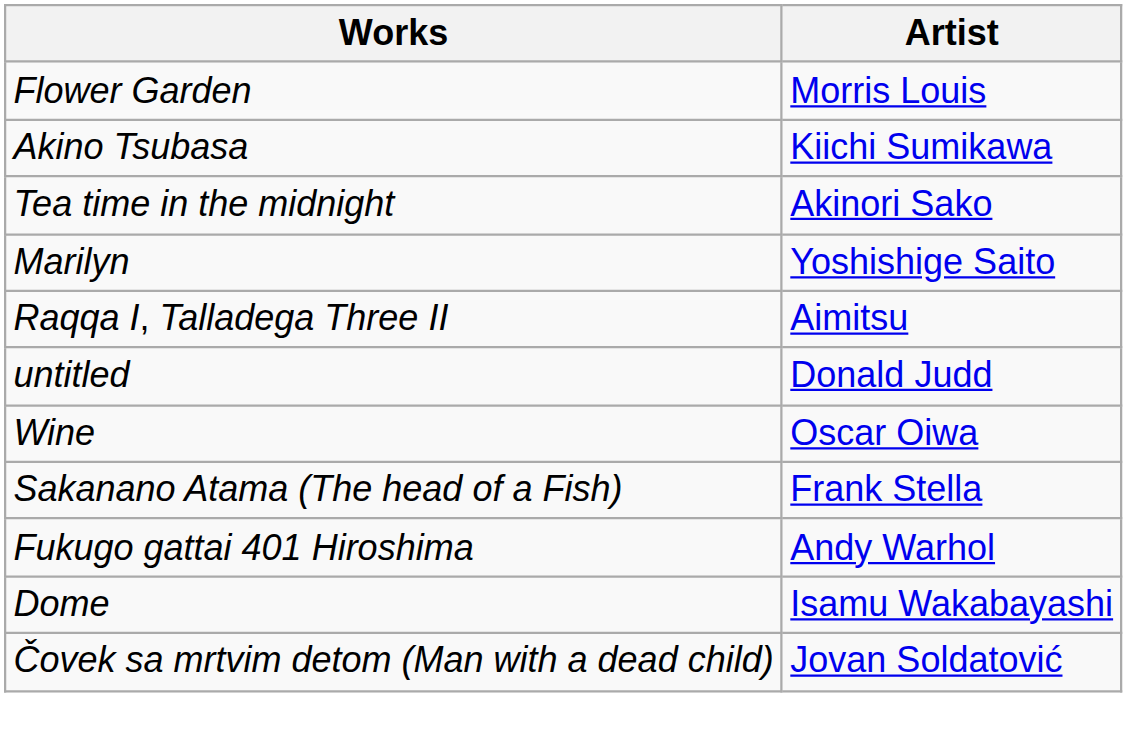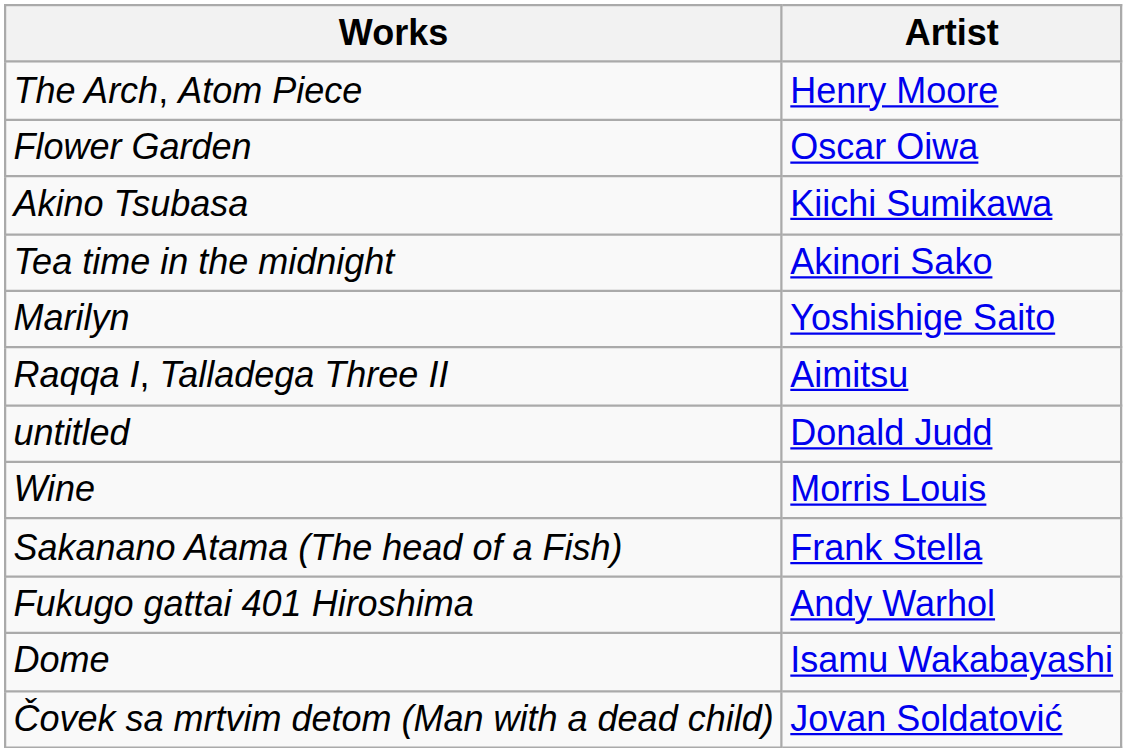+ row: (188, 90)
(888, 90) Morris Louis -> (884, 147) Oscar Oiwa
(884, 432) Oscar Oiwa -> (888, 489) Morris Louis
